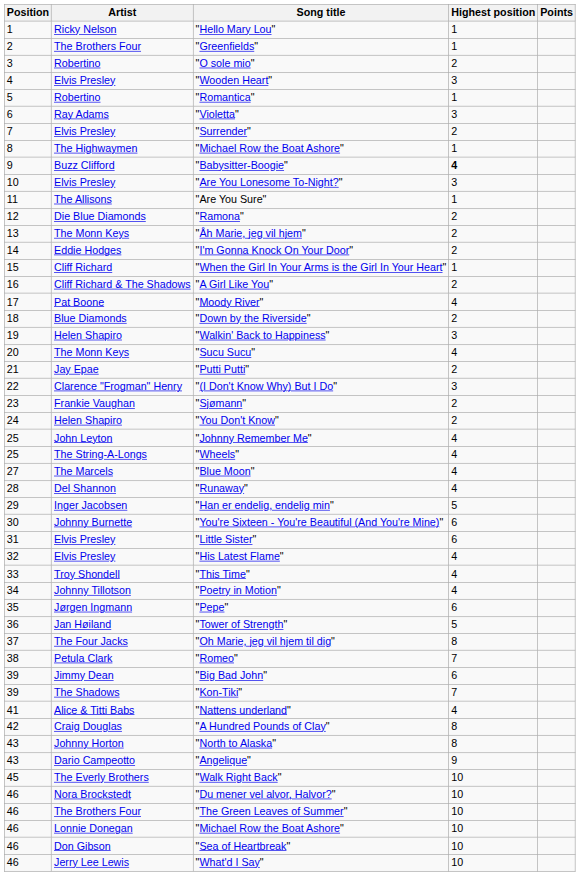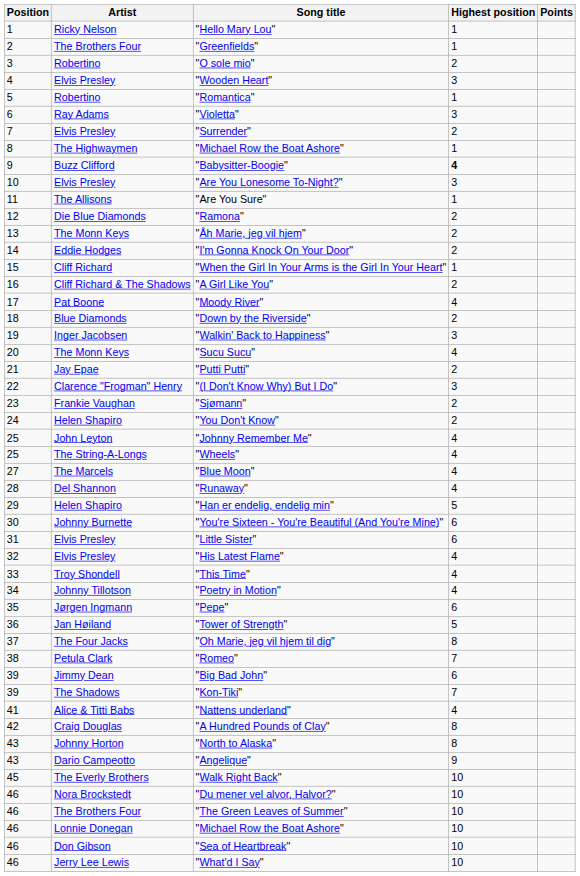(88, 336) Helen Shapiro -> (91, 336) Inger Jacobsen
(91, 506) Inger Jacobsen -> (88, 506) Helen Shapiro
